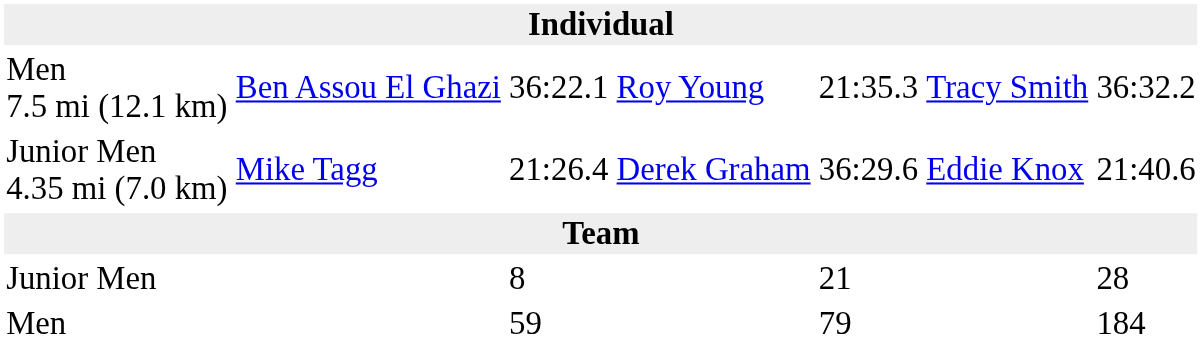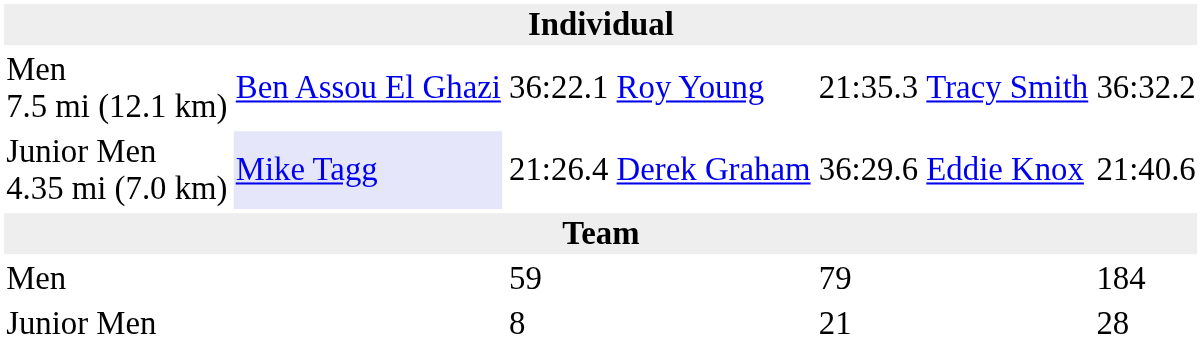(307, 169) no background -> (307, 169) lavender background
rows swapped: (36, 323) <-> (81, 278)
